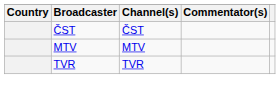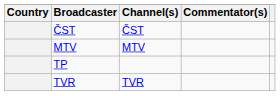+ row: (61, 64)
